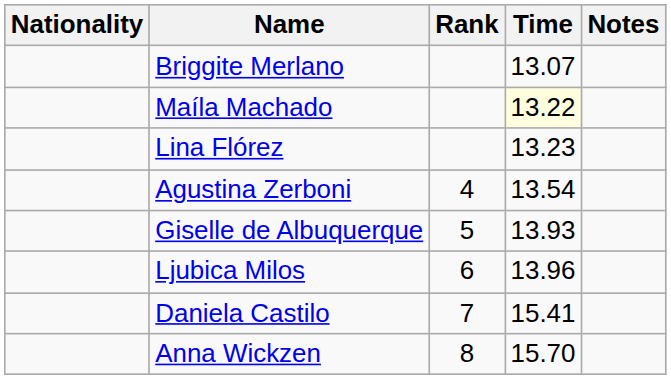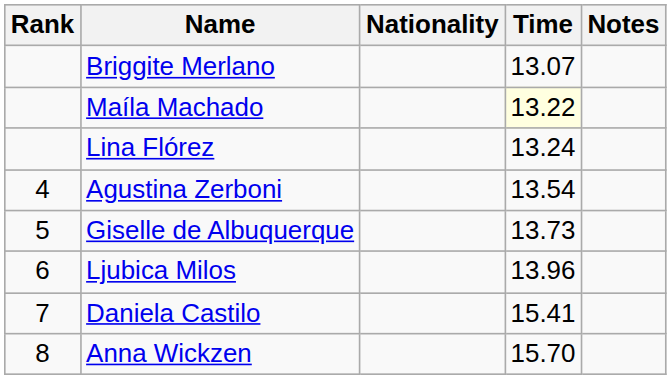columns swapped: (467, 25) <-> (77, 25)
(543, 148) 13.23 -> (543, 148) 13.24
(543, 230) 13.93 -> (543, 230) 13.73
